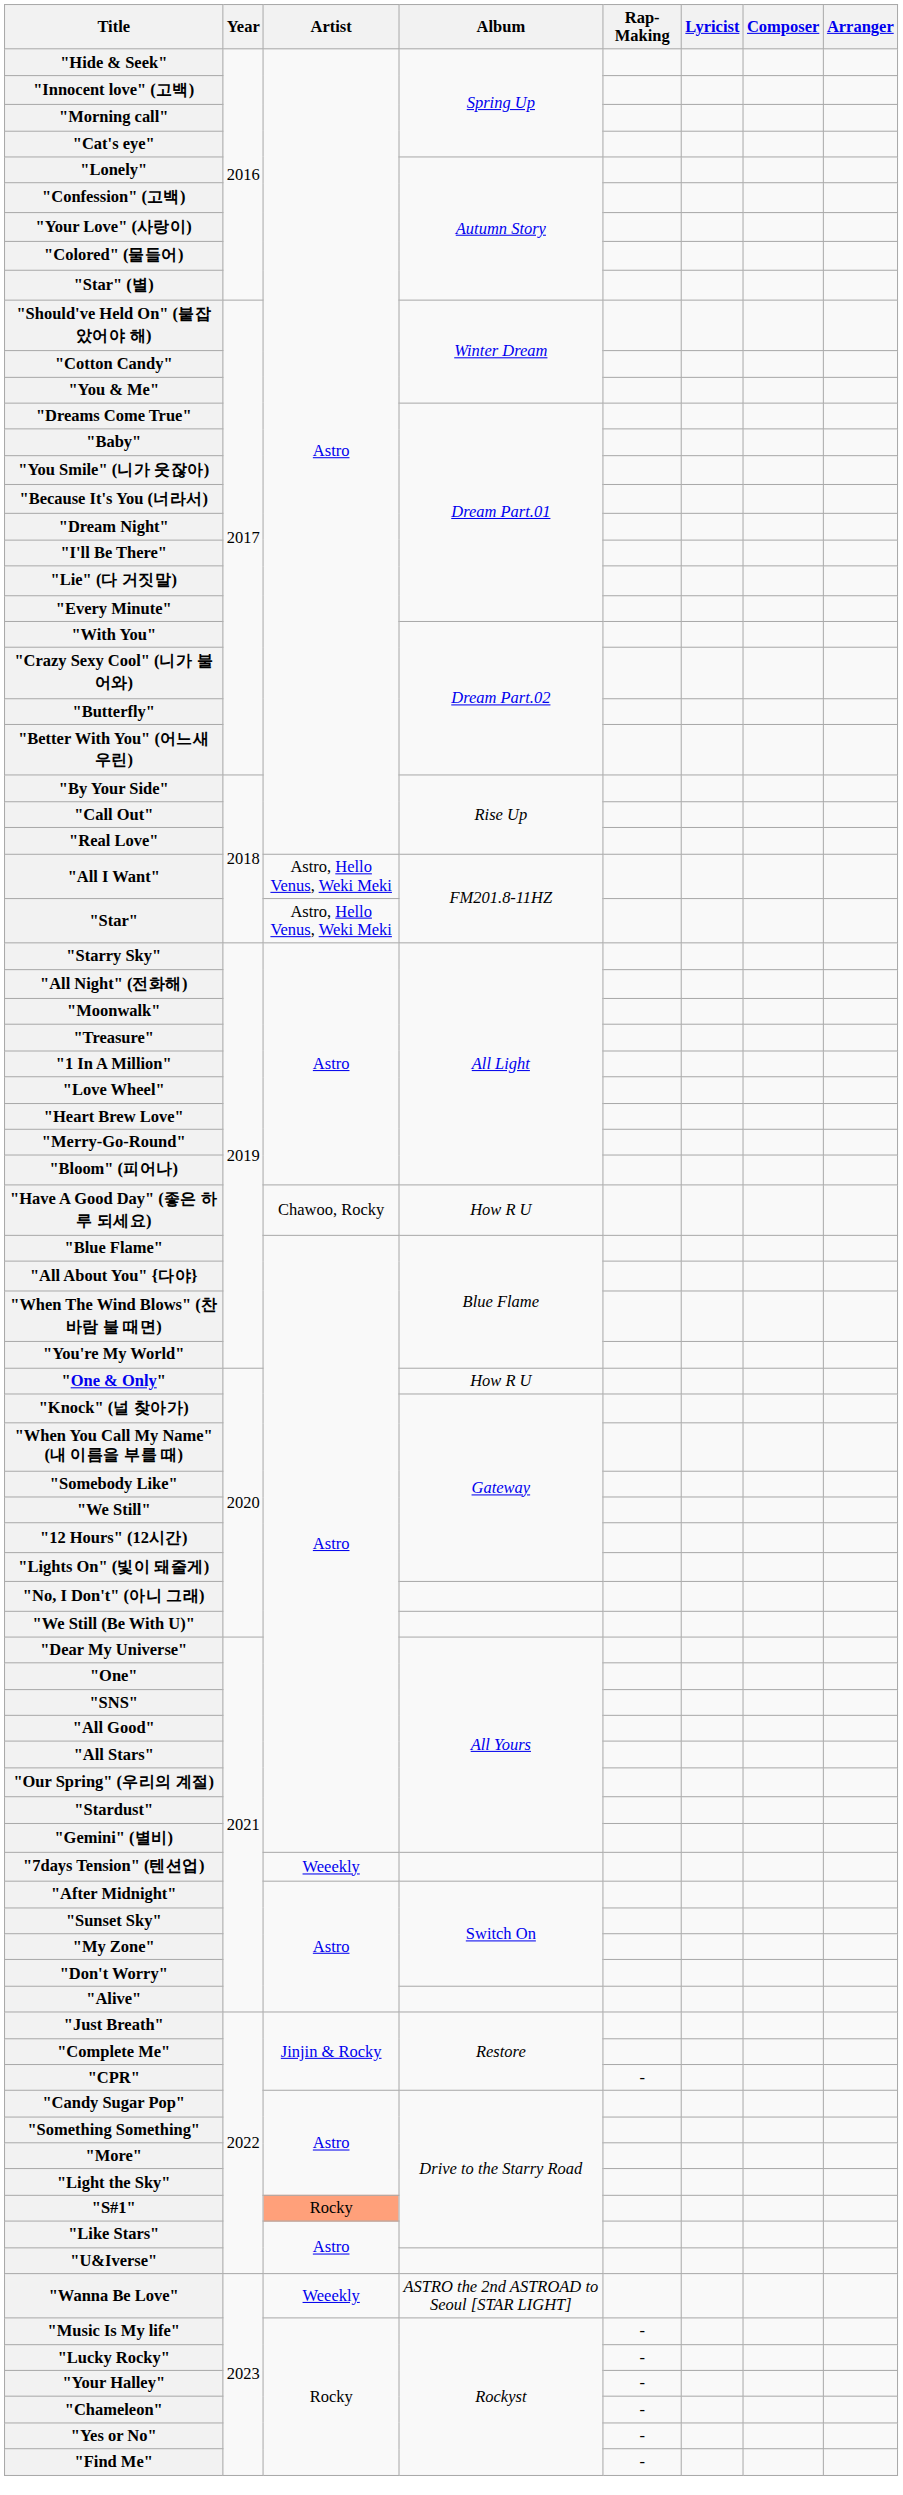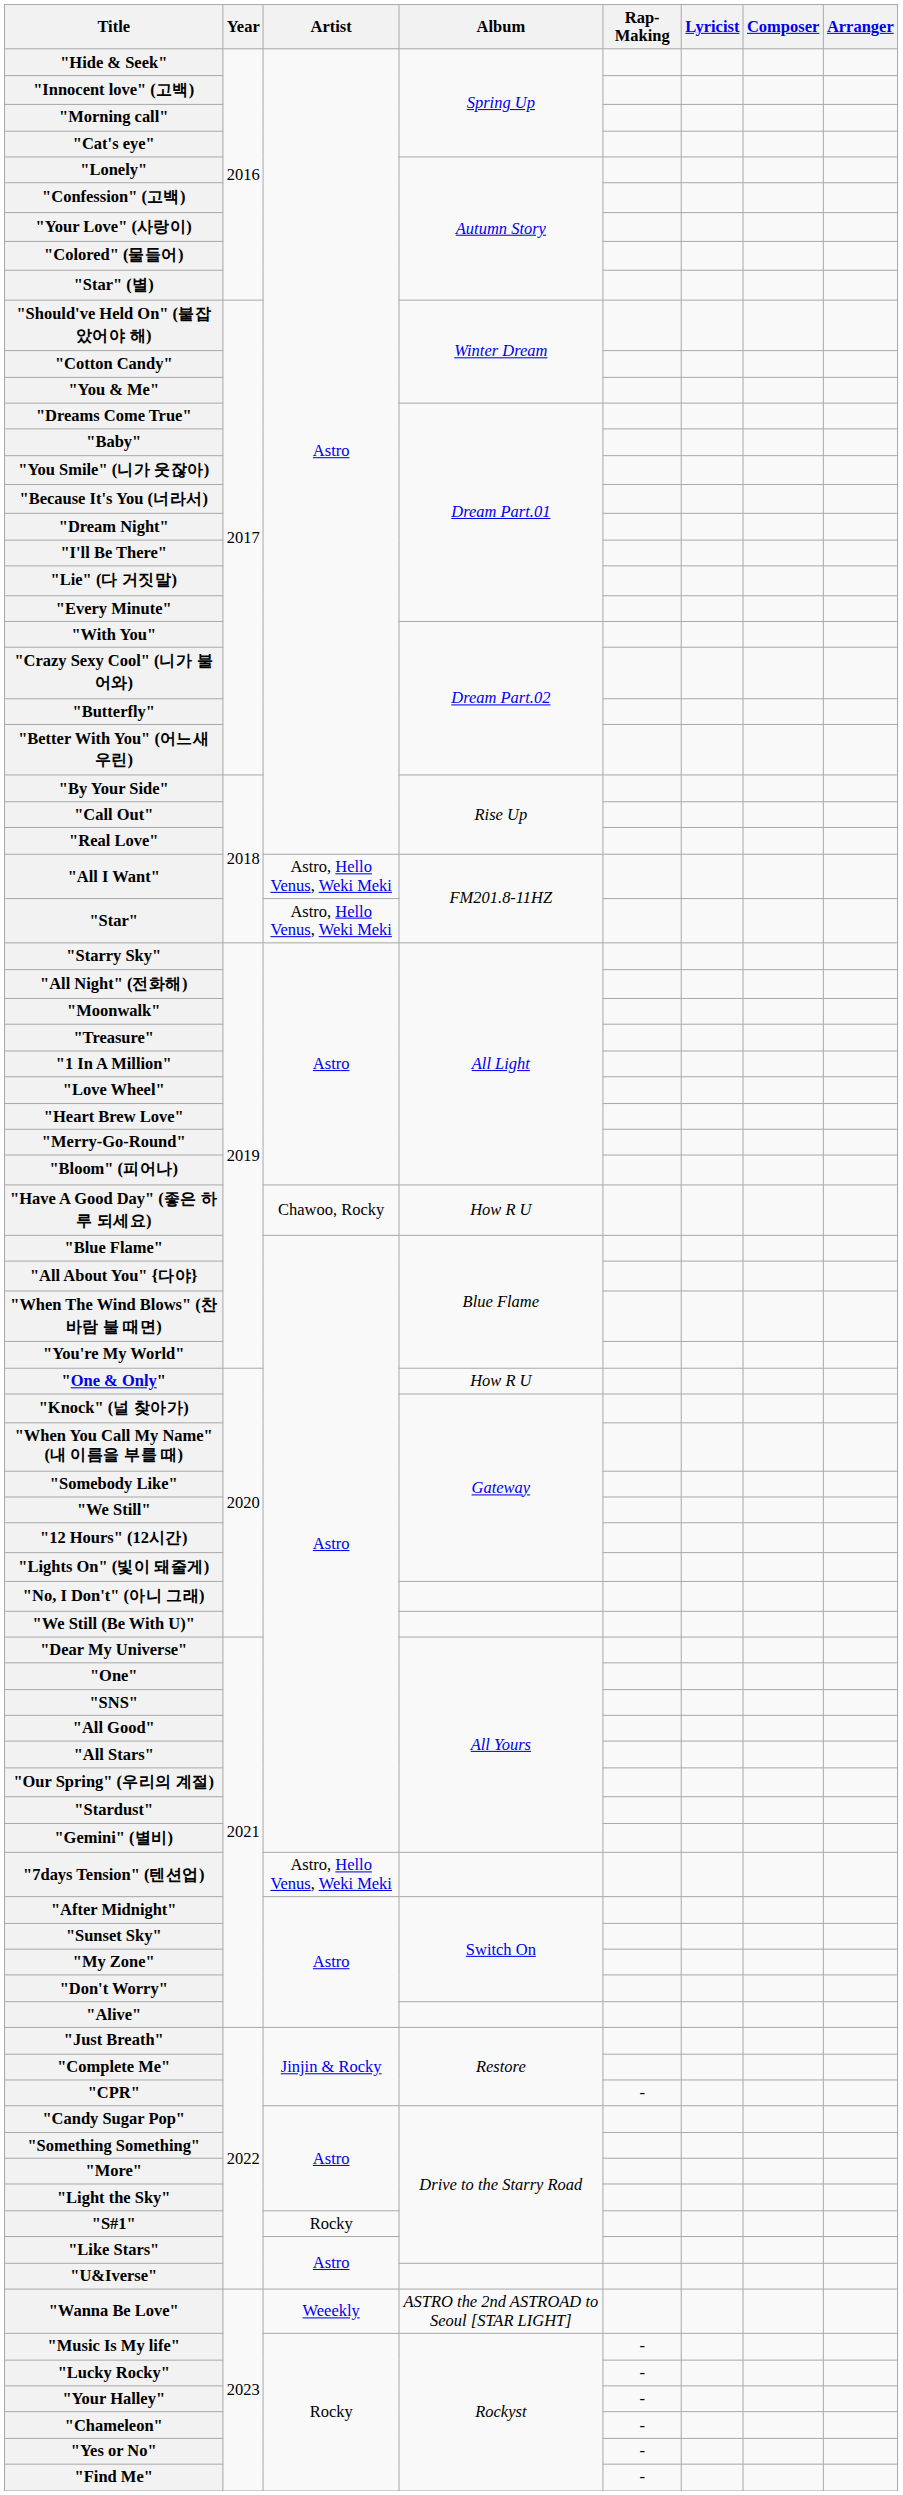(331, 1866) Weeekly -> (331, 1874) Astro, Hello Venus, Weki Meki
(331, 2208) lightsalmon background -> (331, 2223) no background
